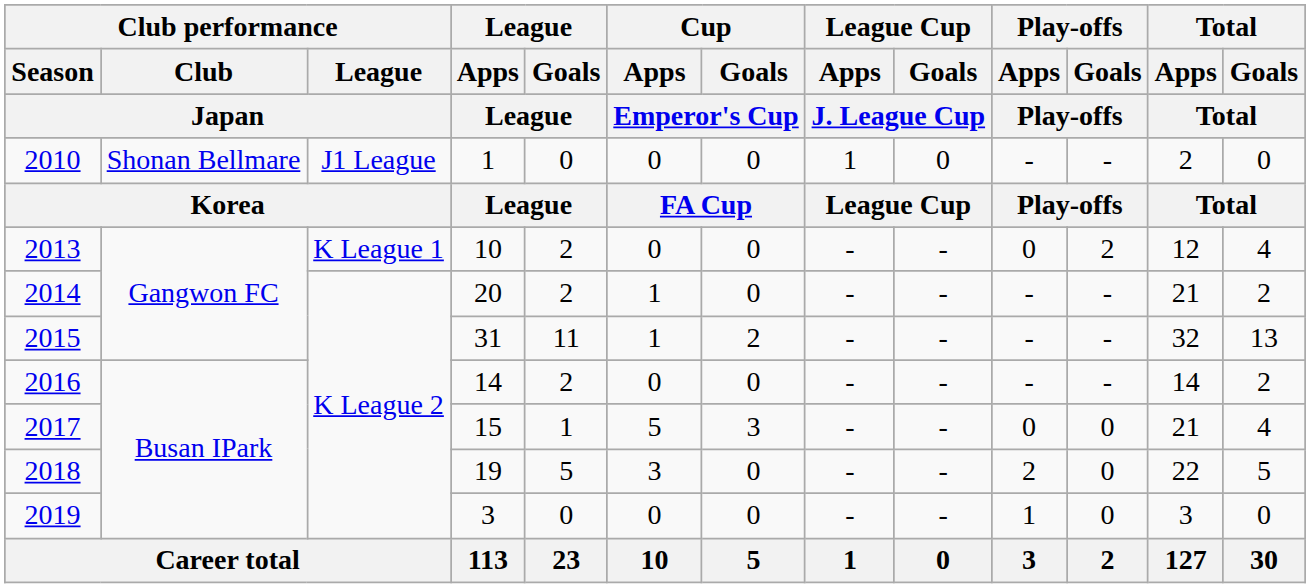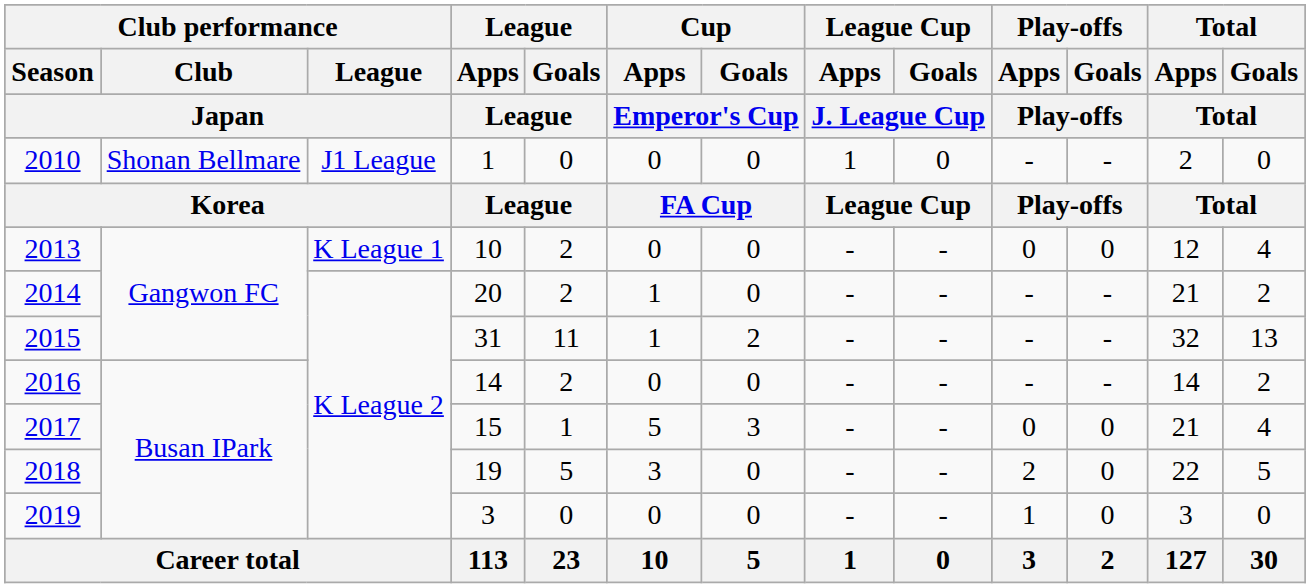(1107, 248) 2 -> (1107, 248) 0
